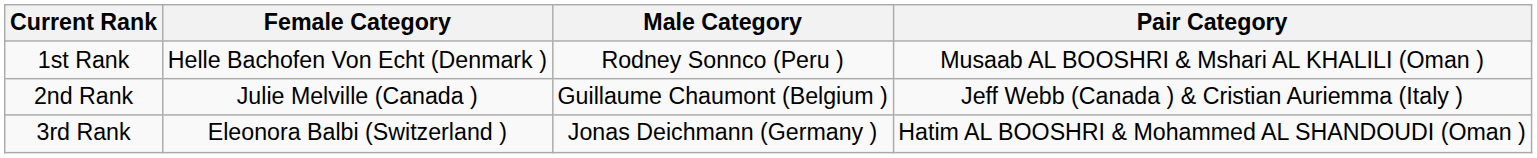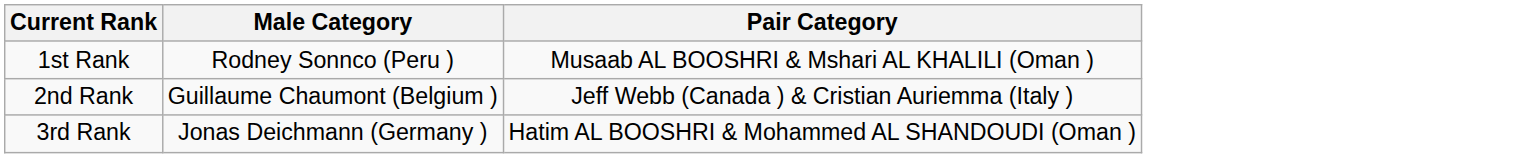- column: (357, 22)
